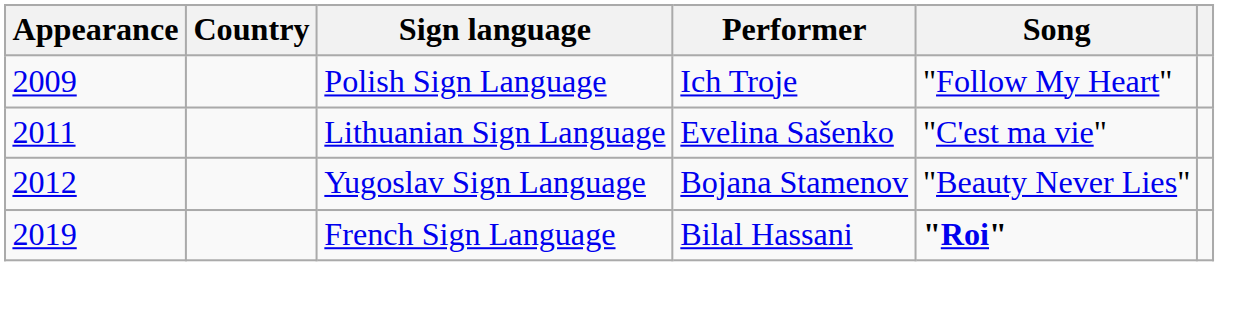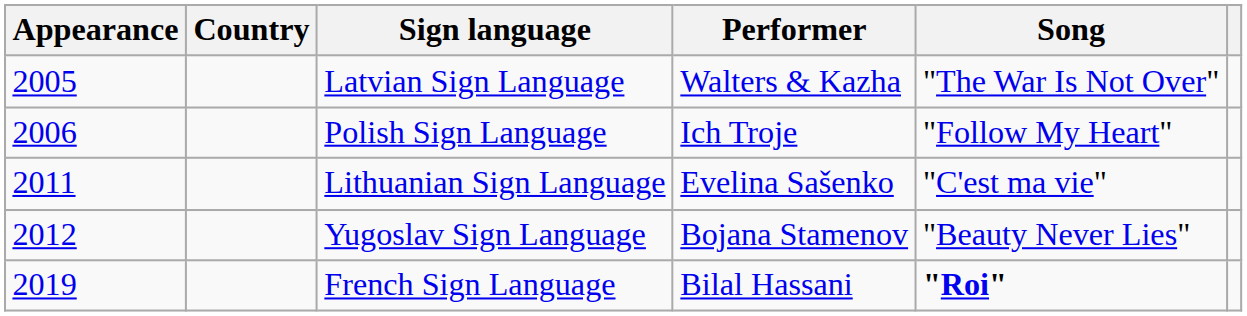+ row: (474, 81)
(45, 81) 2009 -> (45, 132) 2006
